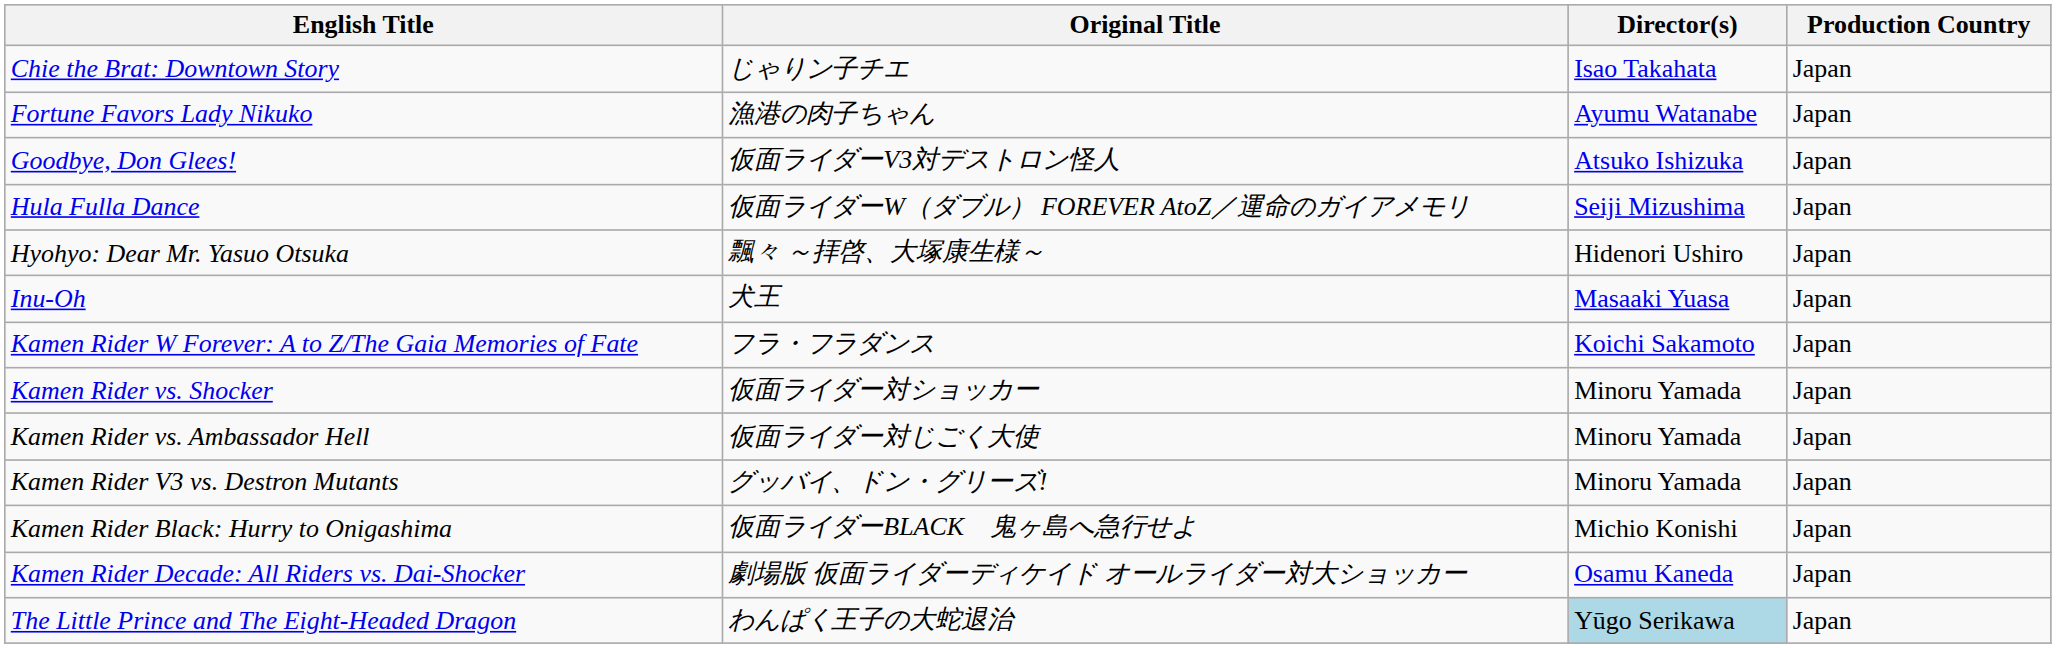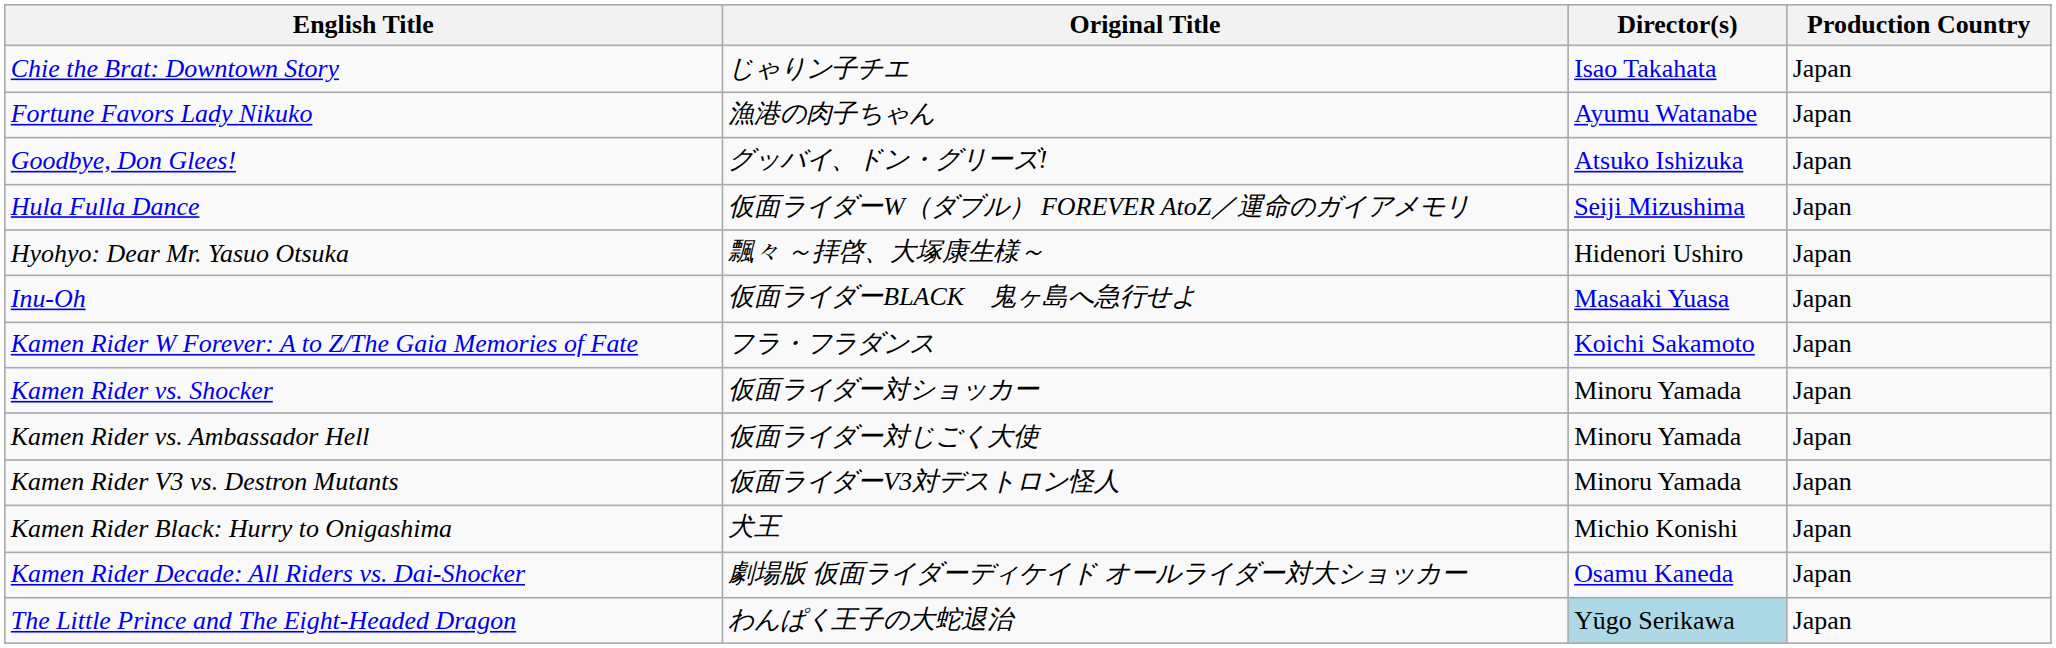(924, 159) 仮面ライダーV3対デストロン怪人 -> (888, 159) グッバイ、ドン・グリーズ!
(754, 297) 犬王 -> (963, 297) 仮面ライダーBLACK 鬼ヶ島へ急行せよ
(888, 481) グッバイ、ドン・グリーズ! -> (924, 481) 仮面ライダーV3対デストロン怪人
(963, 527) 仮面ライダーBLACK 鬼ヶ島へ急行せよ -> (754, 527) 犬王
